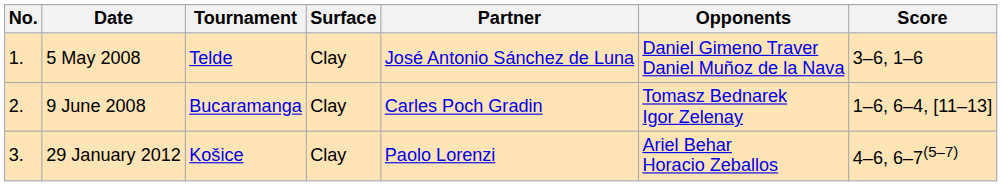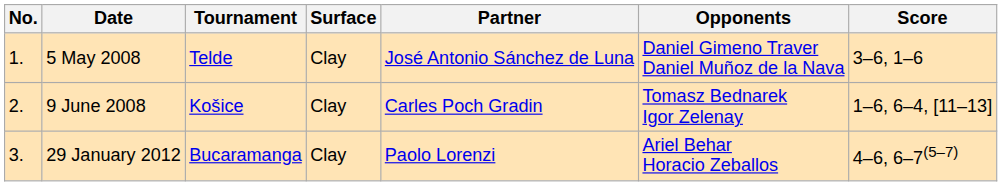(246, 106) Bucaramanga -> (216, 106) Košice
(216, 155) Košice -> (246, 155) Bucaramanga
